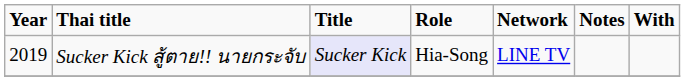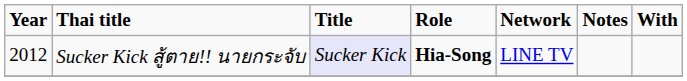(28, 55) 2019 -> (28, 55) 2012
(452, 55) normal -> (453, 55) bold
